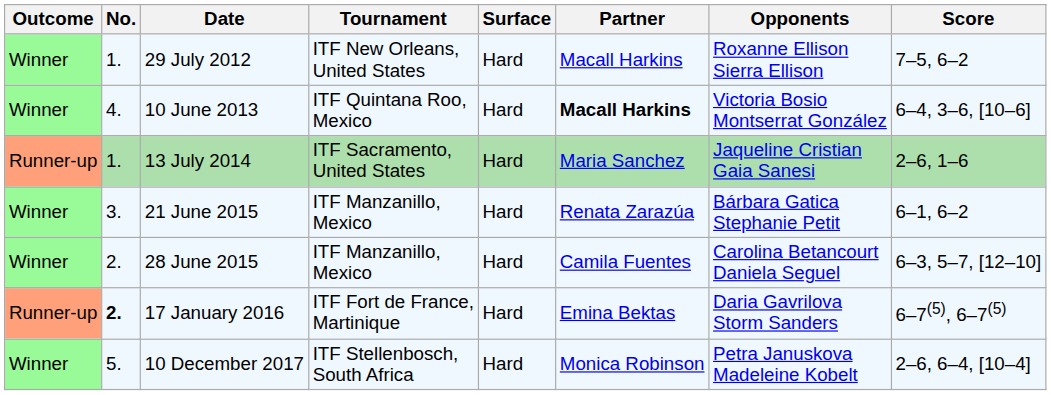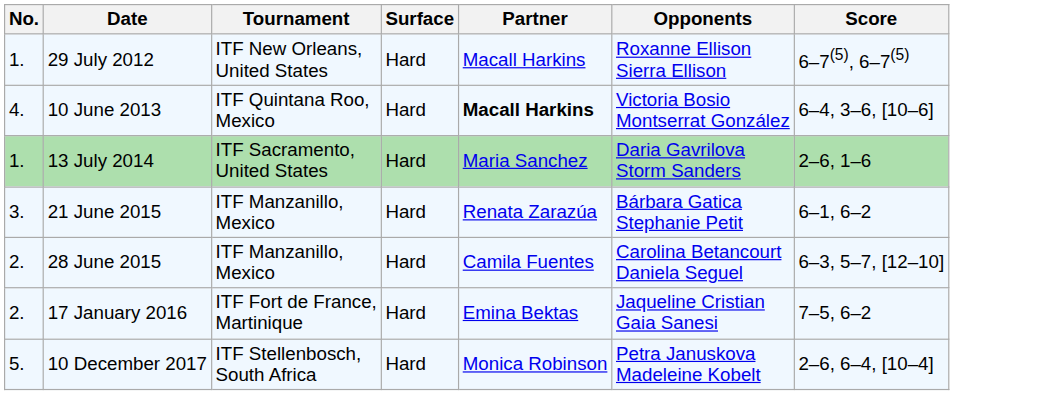- column: (53, 19)
(932, 59) 7–5, 6–2 -> (854, 59) 6–7(5), 6–7(5)
(787, 161) Jaqueline Cristian Gaia Sanesi -> (681, 161) Daria Gavrilova Storm Sanders
(114, 313) bold -> (17, 313) normal
(778, 313) Daria Gavrilova Storm Sanders -> (690, 313) Jaqueline Cristian Gaia Sanesi
(951, 313) 6–7(5), 6–7(5) -> (835, 313) 7–5, 6–2
